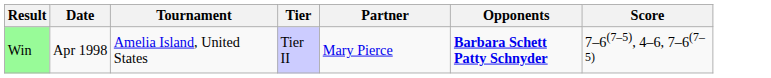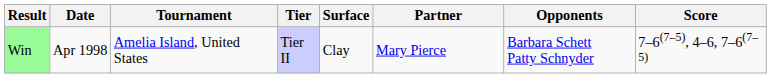+ column: (346, 15)
(501, 50) bold -> (550, 50) normal
